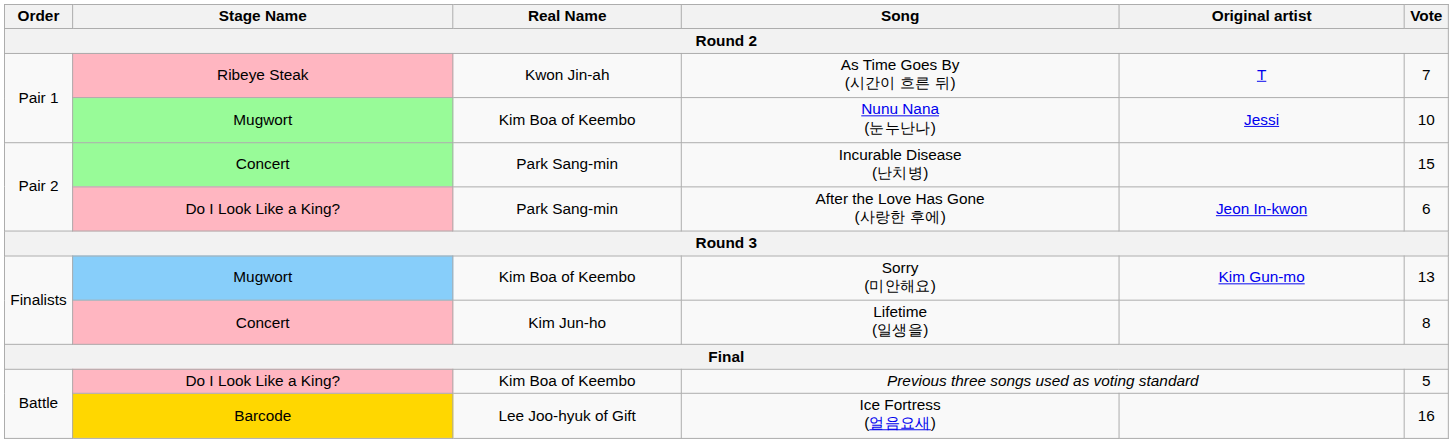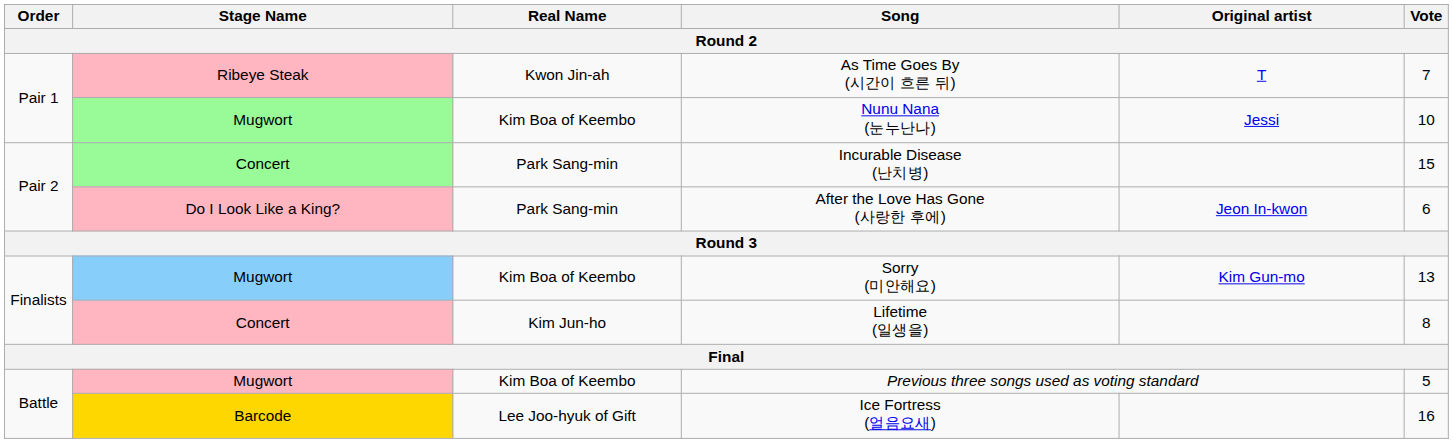(263, 381) Do I Look Like a King? -> (263, 381) Mugwort
